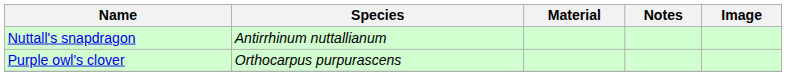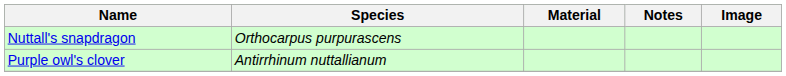(311, 37) Antirrhinum nuttallianum -> (318, 37) Orthocarpus purpurascens
(318, 60) Orthocarpus purpurascens -> (311, 60) Antirrhinum nuttallianum
